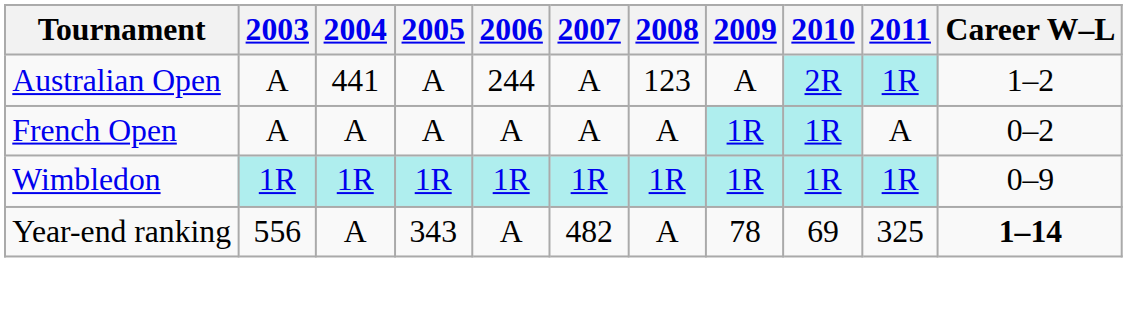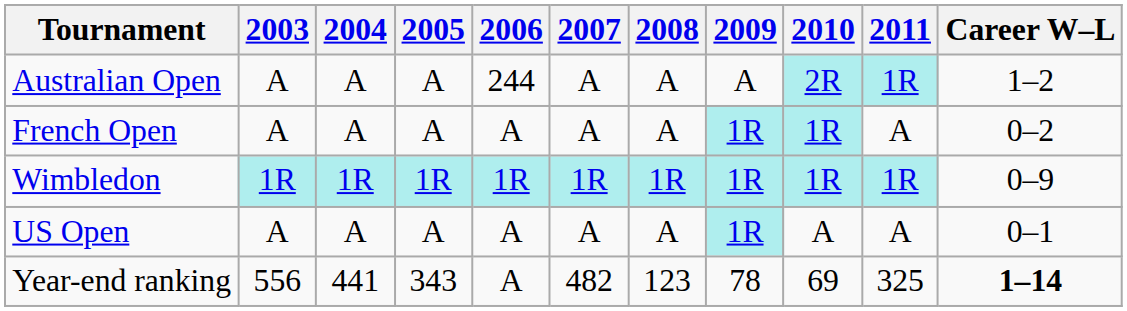(355, 79) 441 -> (355, 79) A
(667, 79) 123 -> (667, 79) A
+ row: (71, 230)
(355, 230) A -> (355, 280) 441
(667, 230) A -> (667, 280) 123
